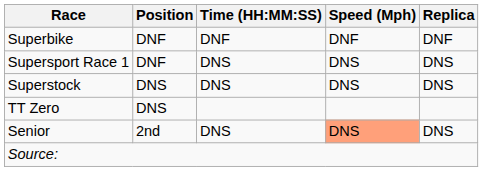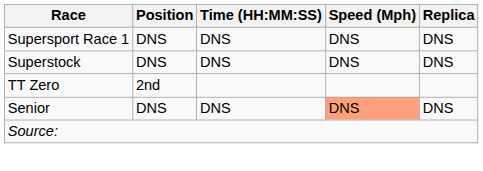- row: (41, 39)
(151, 62) DNF -> (151, 39) DNS
(151, 108) DNS -> (148, 85) 2nd
(148, 131) 2nd -> (151, 108) DNS
